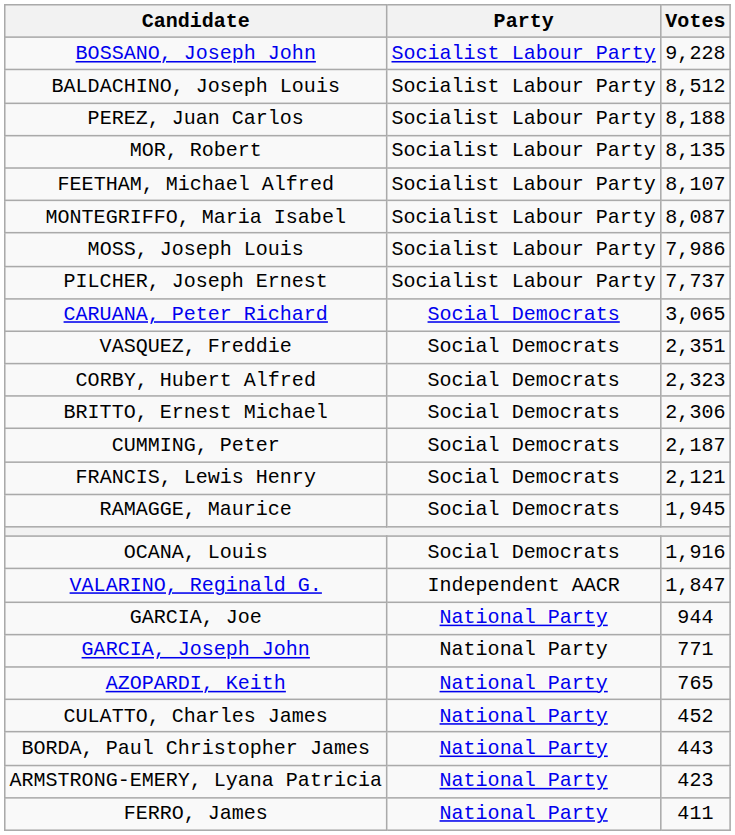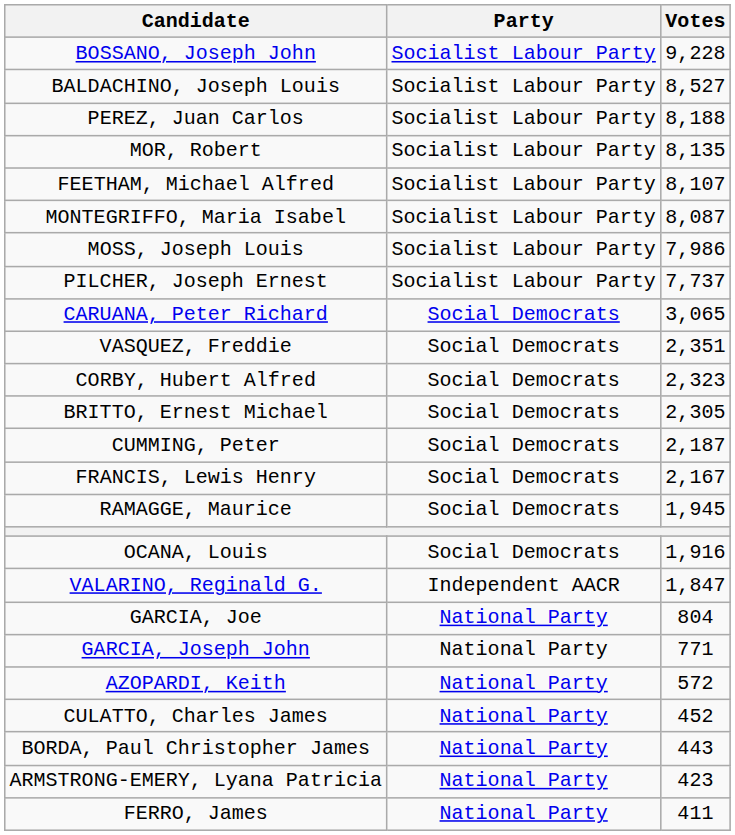(695, 86) 8,512 -> (695, 86) 8,527
(695, 413) 2,306 -> (695, 413) 2,305
(695, 478) 2,121 -> (695, 478) 2,167
(695, 618) 944 -> (695, 618) 804
(695, 683) 765 -> (695, 683) 572
